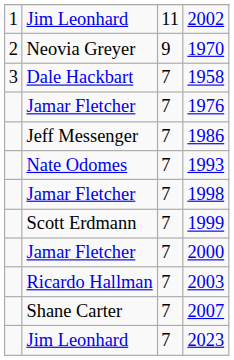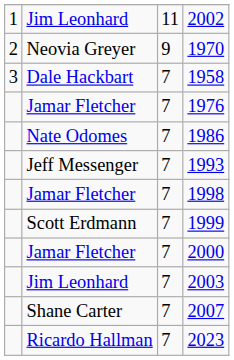(82, 135) Jeff Messenger -> (77, 135) Nate Odomes
(77, 164) Nate Odomes -> (82, 164) Jeff Messenger
(90, 281) Ricardo Hallman -> (77, 281) Jim Leonhard
(77, 340) Jim Leonhard -> (90, 340) Ricardo Hallman
